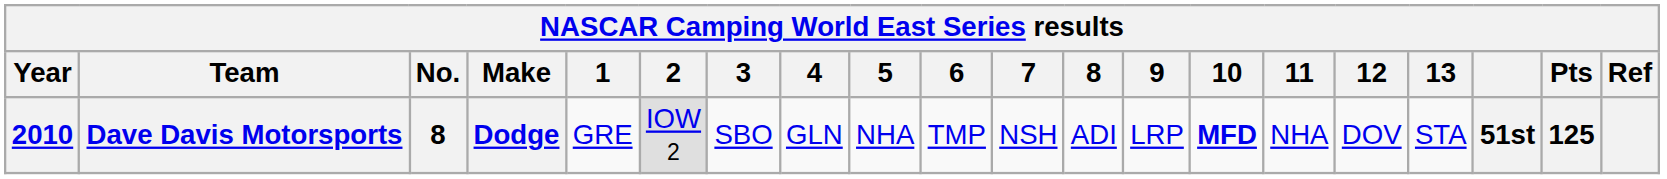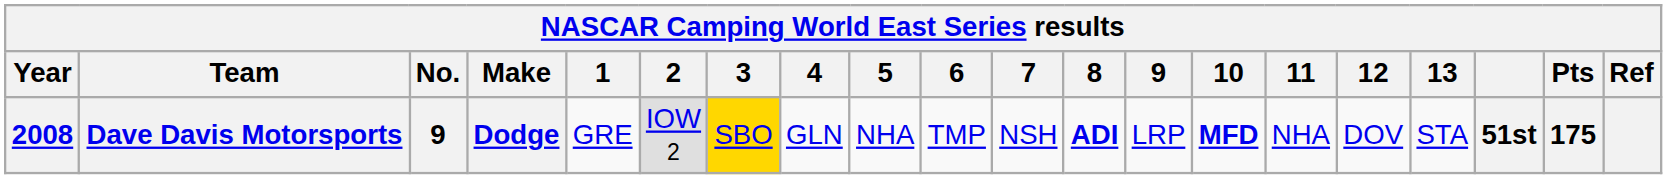(43, 135) 2010 -> (43, 135) 2008
(438, 135) 8 -> (438, 135) 9
(744, 135) no background -> (744, 135) gold background
(1094, 135) normal -> (1095, 135) bold
(1571, 135) 125 -> (1573, 135) 175
